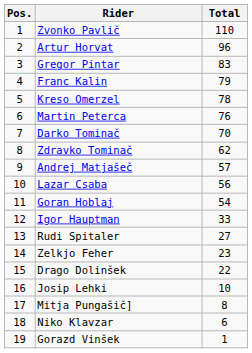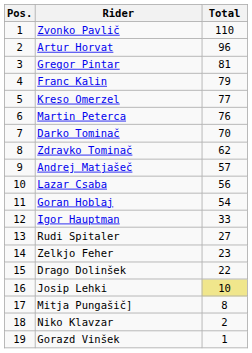(225, 64) 83 -> (225, 64) 81
(225, 99) 78 -> (225, 99) 77
(225, 288) no background -> (225, 288) khaki background
(225, 322) 6 -> (225, 322) 2
